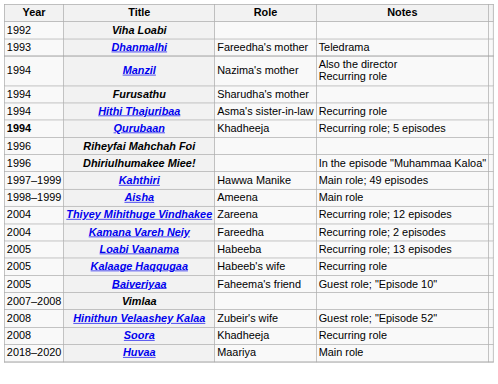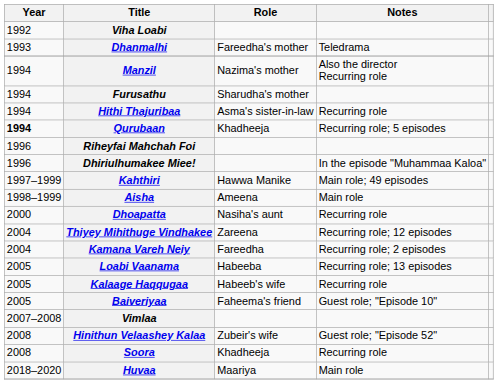+ row: (139, 215)
